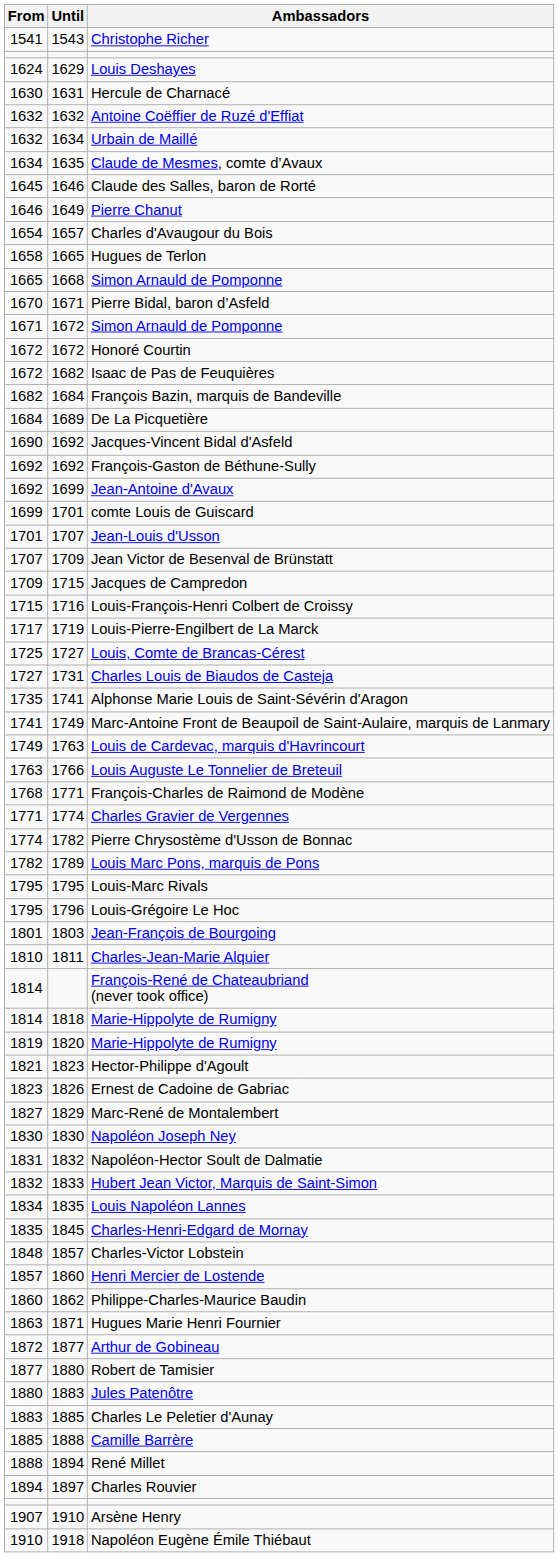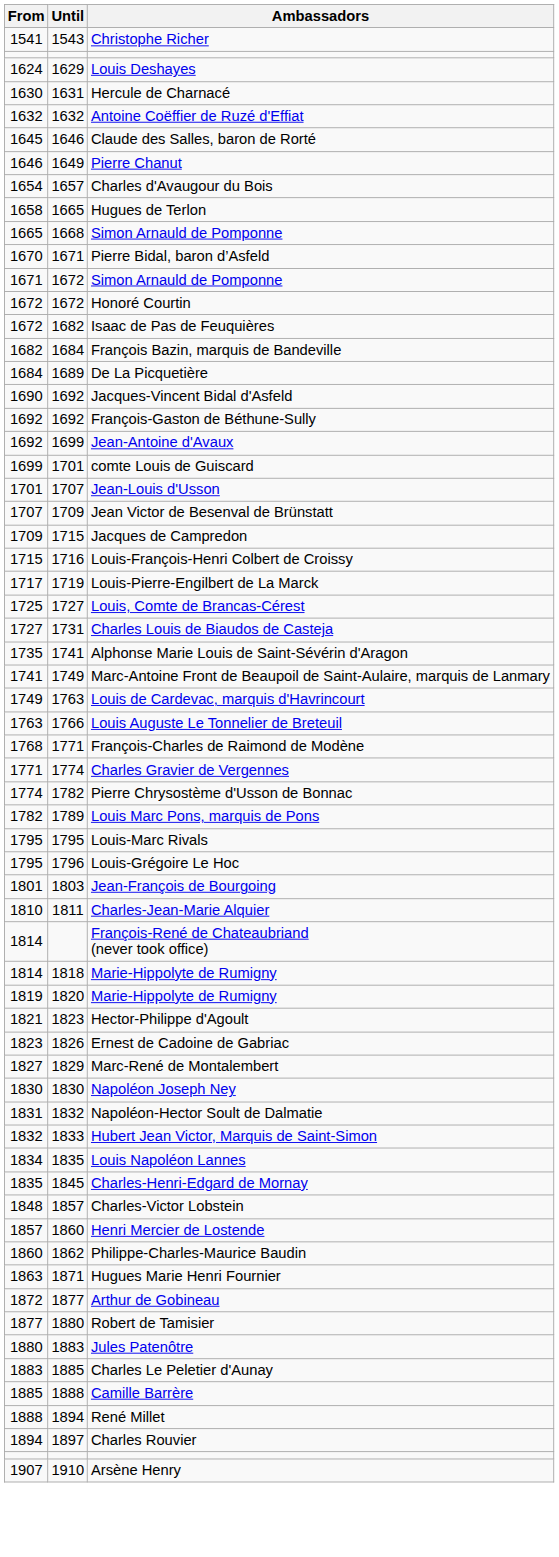- row: (68, 139)
- row: (68, 163)
- row: (68, 1540)
